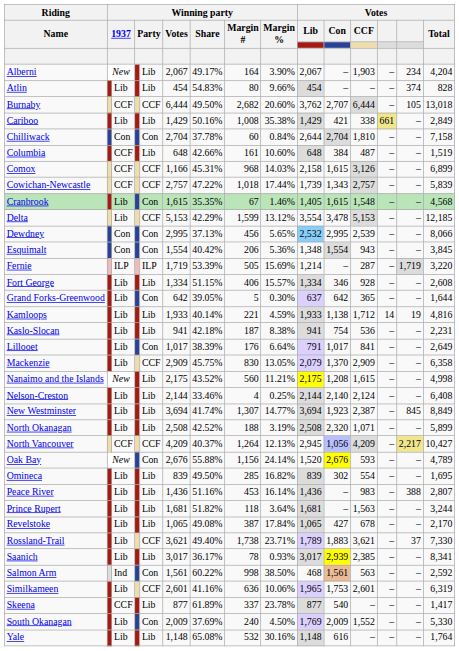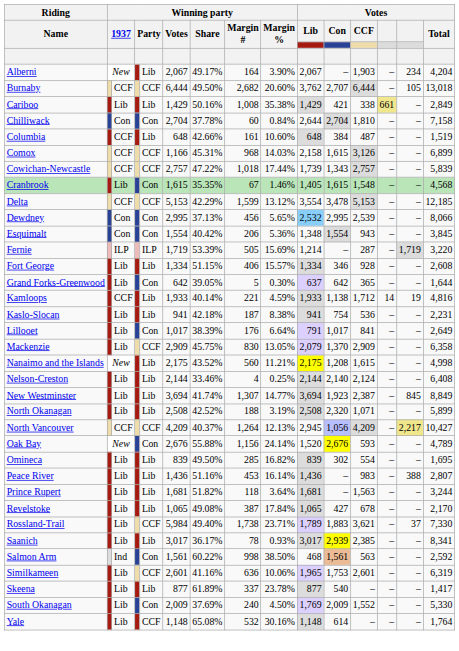- row: (17, 88)
(121, 217) Lib -> (123, 201) CCF
(121, 314) Lib -> (123, 298) CCF
(177, 540) 3,621 -> (177, 524) 5,984
(123, 605) CCF -> (121, 589) Lib
(149, 637) Lib -> (151, 621) CCF
(341, 637) 616 -> (341, 621) 614
